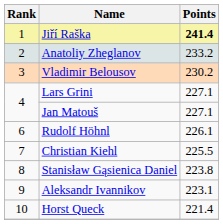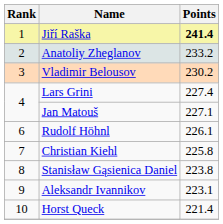(199, 92) 227.1 -> (199, 92) 227.4
(199, 151) 225.5 -> (199, 151) 225.8
